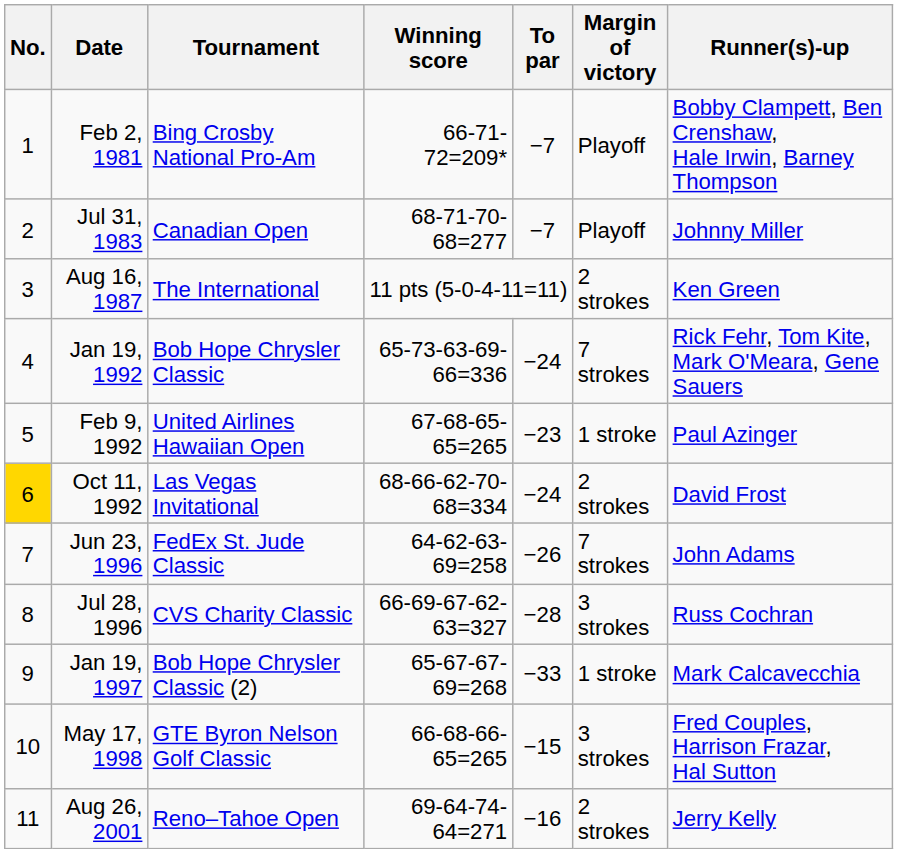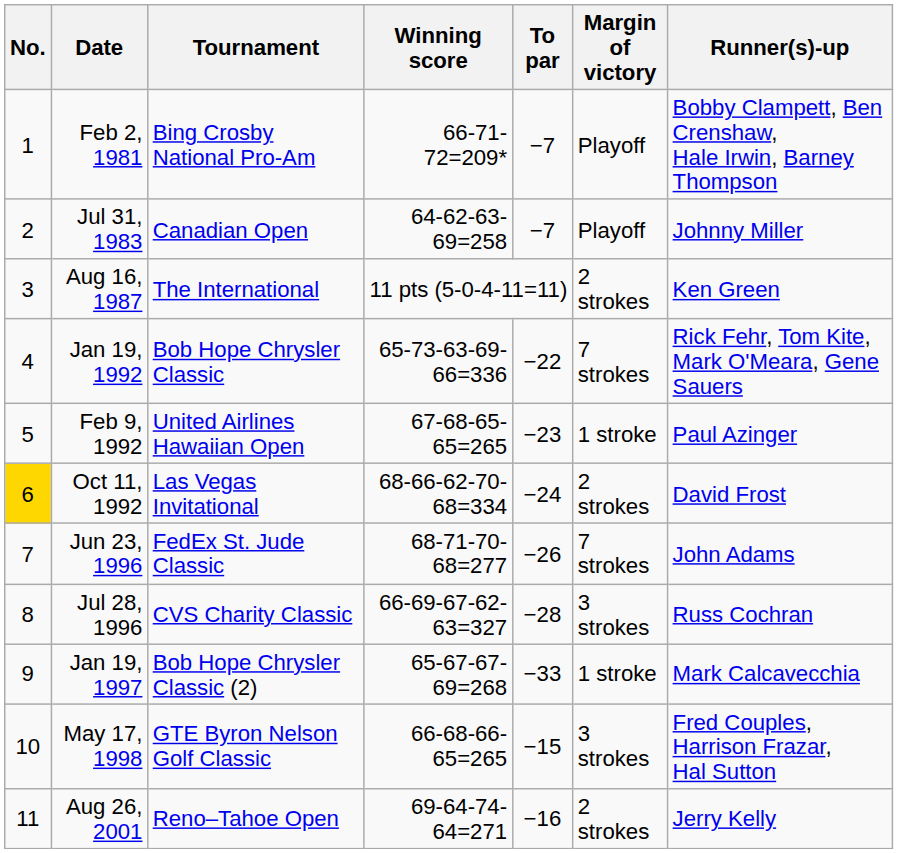(459, 229) 68-71-70-68=277 -> (459, 229) 64-62-63-69=258
(542, 362) −24 -> (542, 362) −22
(459, 554) 64-62-63-69=258 -> (459, 554) 68-71-70-68=277
